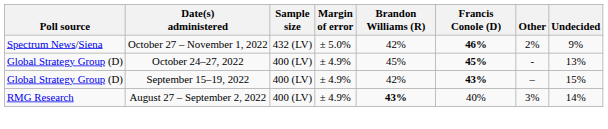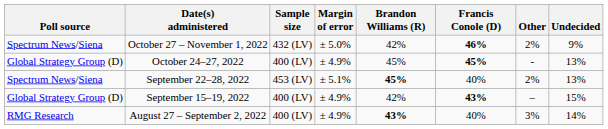+ row: (198, 79)
